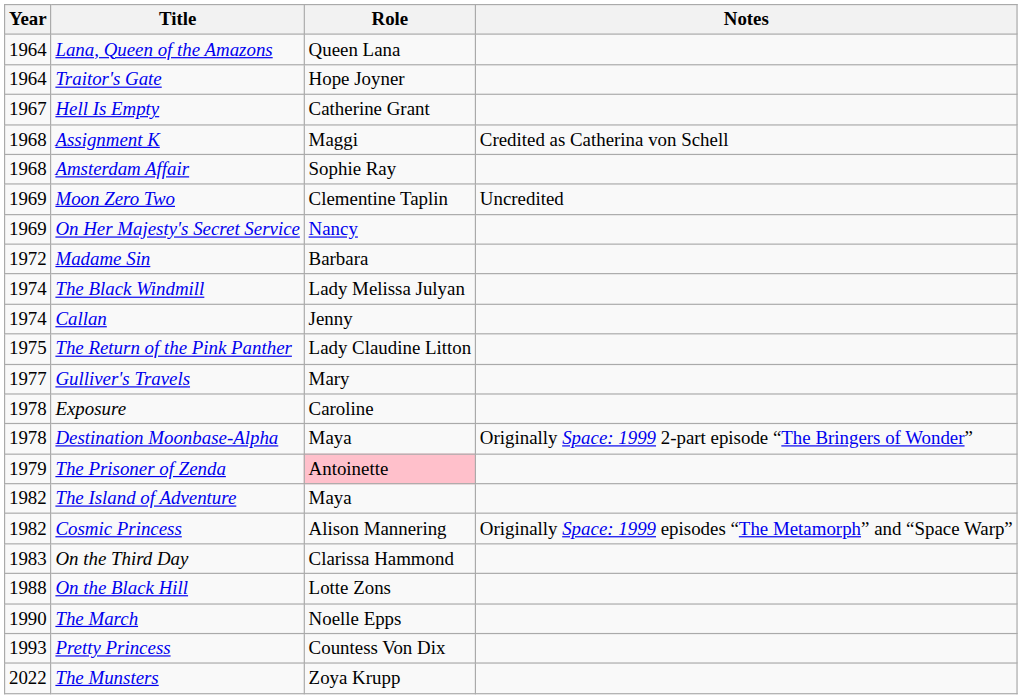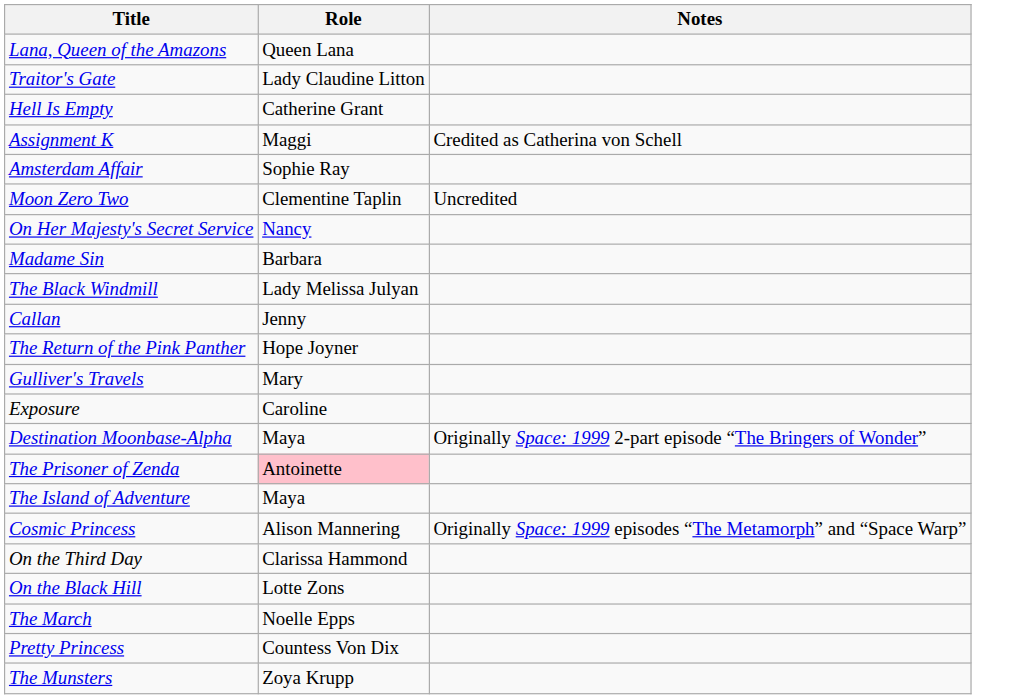- column: (28, 19)
(357, 79) Hope Joyner -> (343, 79) Lady Claudine Litton
(390, 348) Lady Claudine Litton -> (310, 348) Hope Joyner
